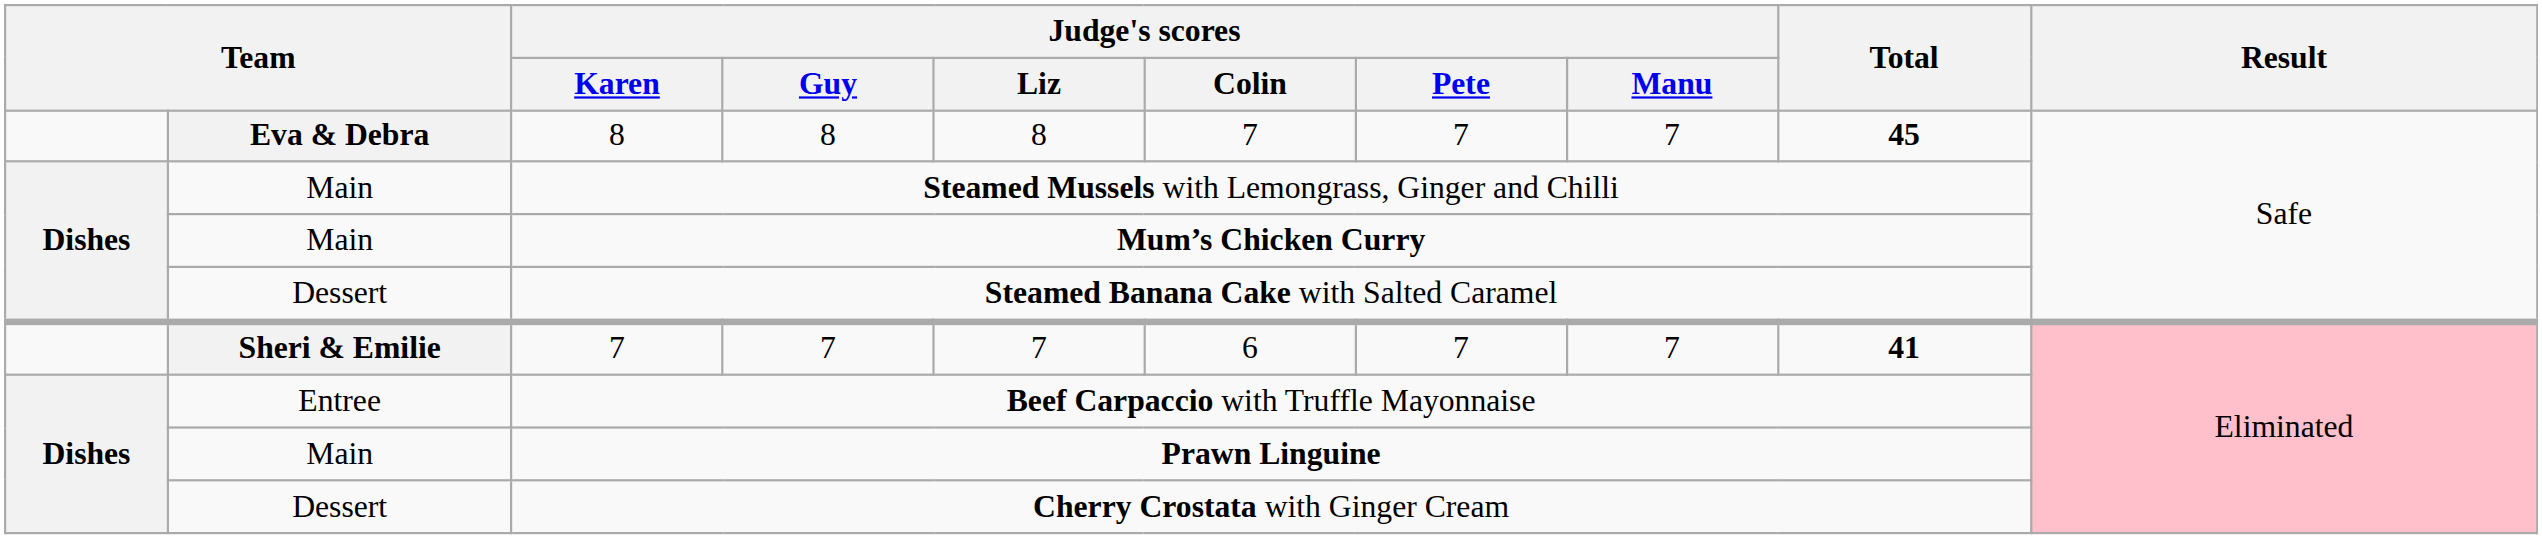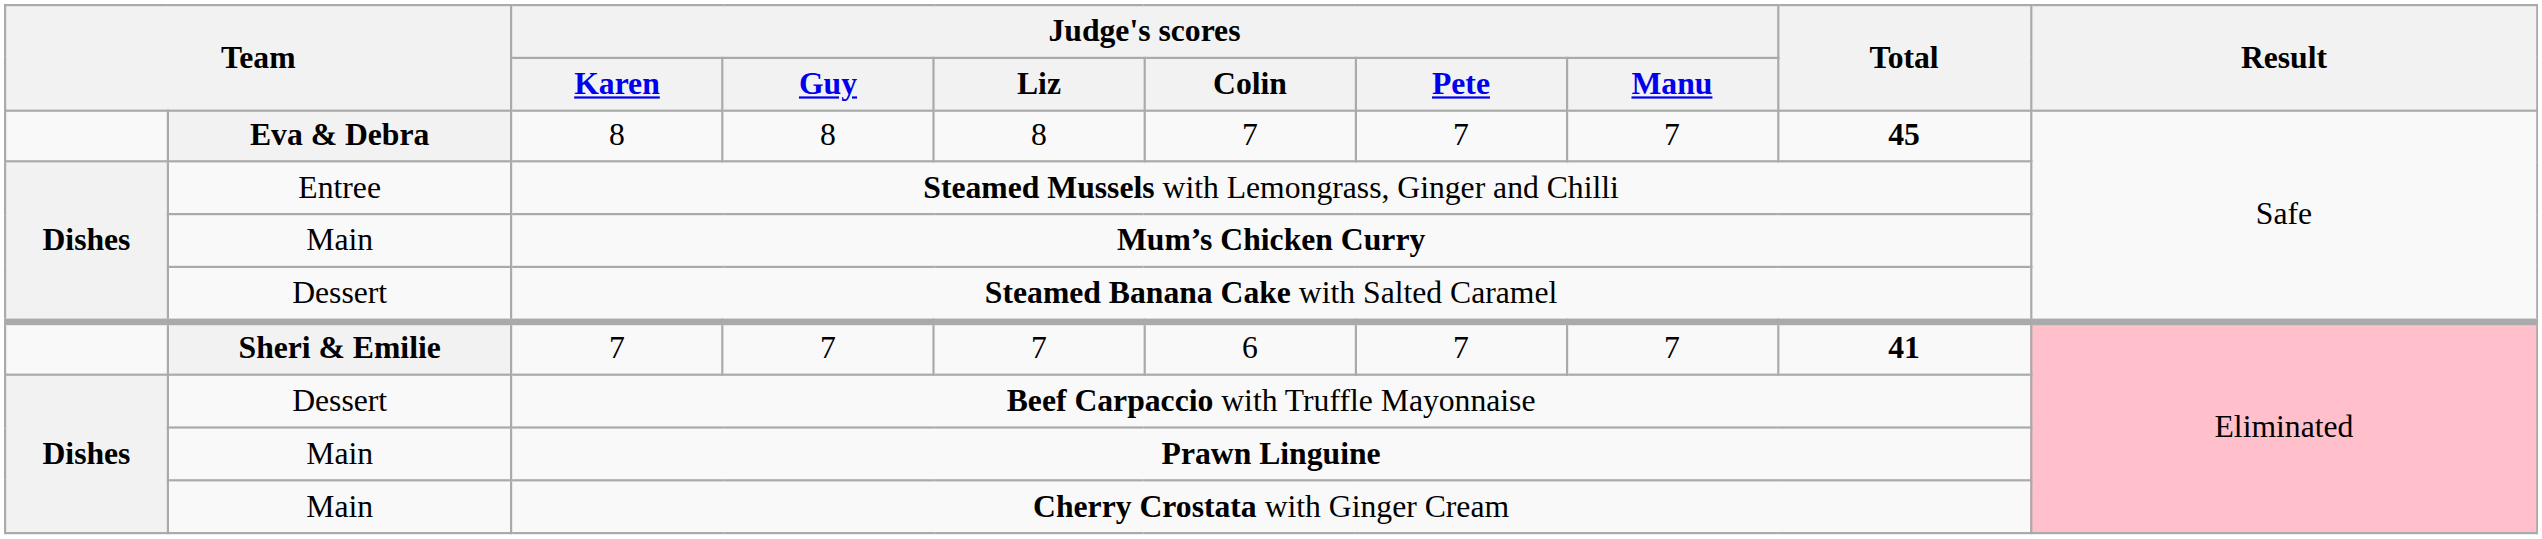(340, 187) Main -> (340, 187) Entree
(340, 401) Entree -> (340, 401) Dessert
(340, 505) Dessert -> (340, 505) Main
